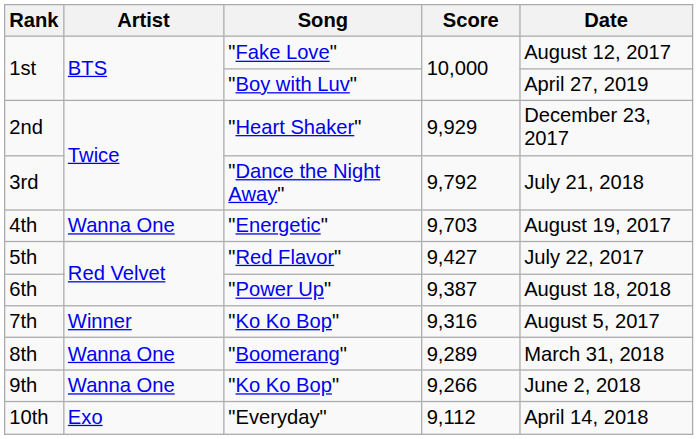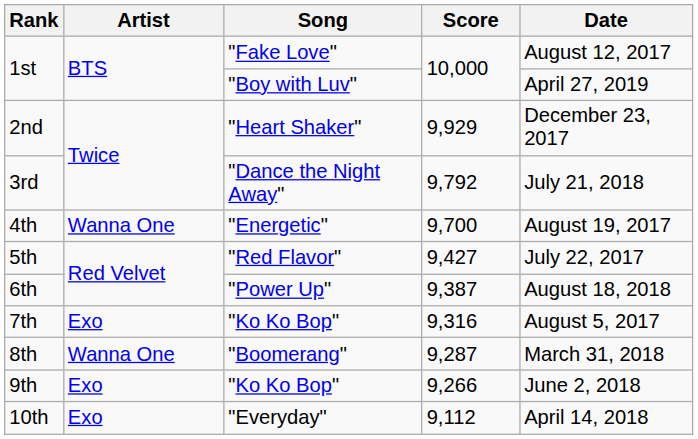(452, 225) 9,703 -> (452, 225) 9,700
(100, 321) Winner -> (85, 321) Exo
(452, 353) 9,289 -> (452, 353) 9,287
(121, 385) Wanna One -> (85, 385) Exo
